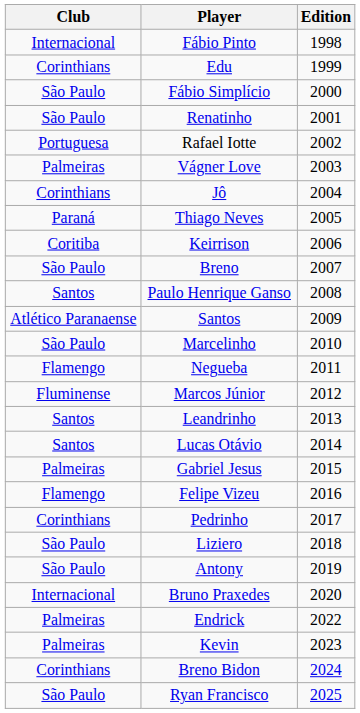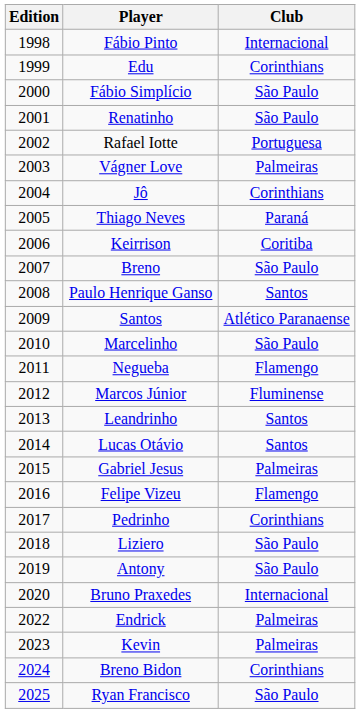columns swapped: (326, 17) <-> (73, 17)
